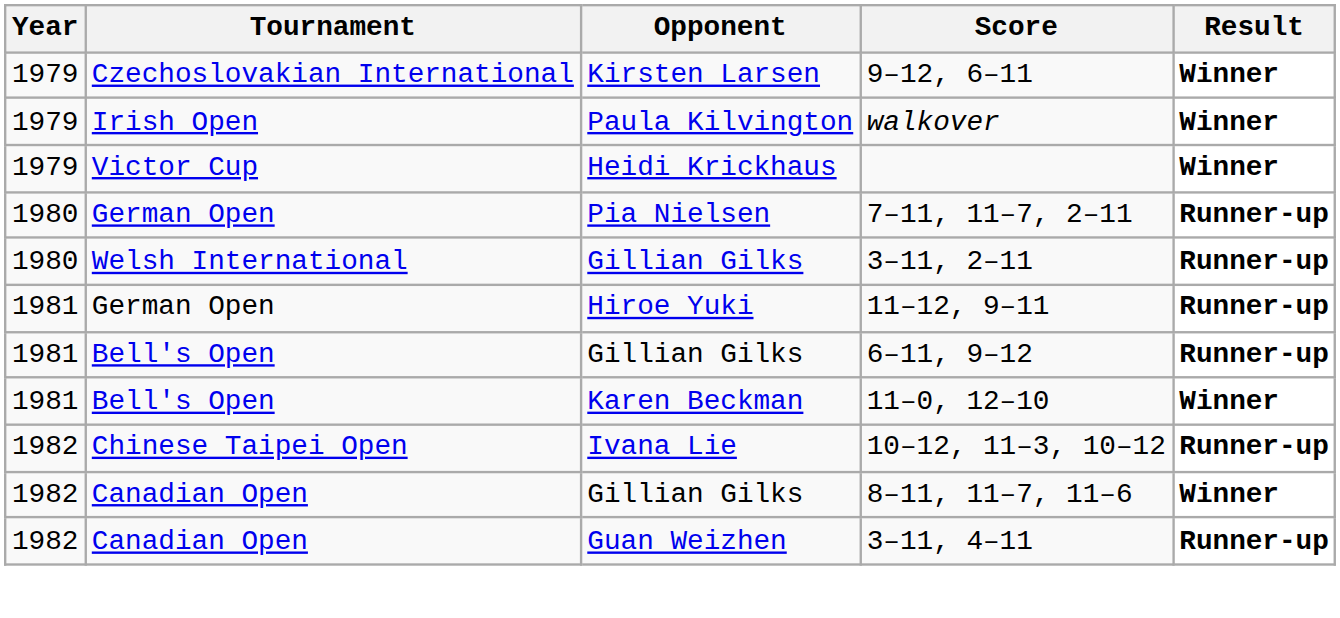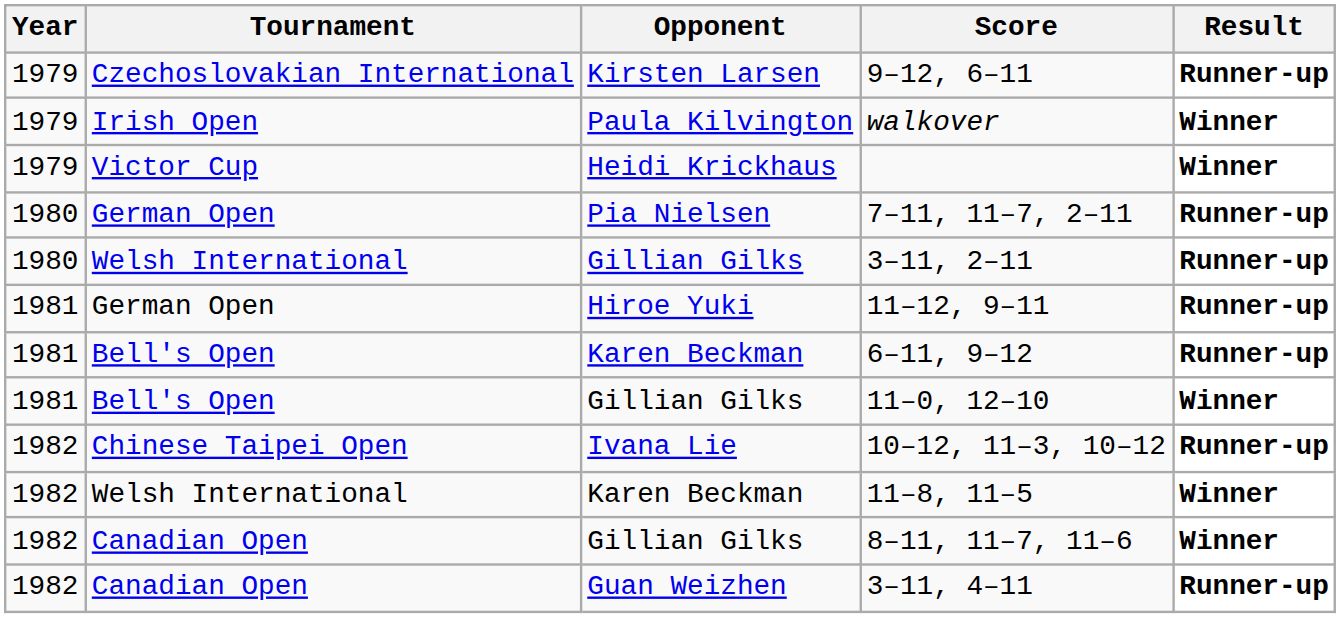(1229, 75) Winner -> (1254, 75) Runner-up
(695, 354) Gillian Gilks -> (695, 354) Karen Beckman
(695, 401) Karen Beckman -> (695, 401) Gillian Gilks
+ row: (950, 494)
